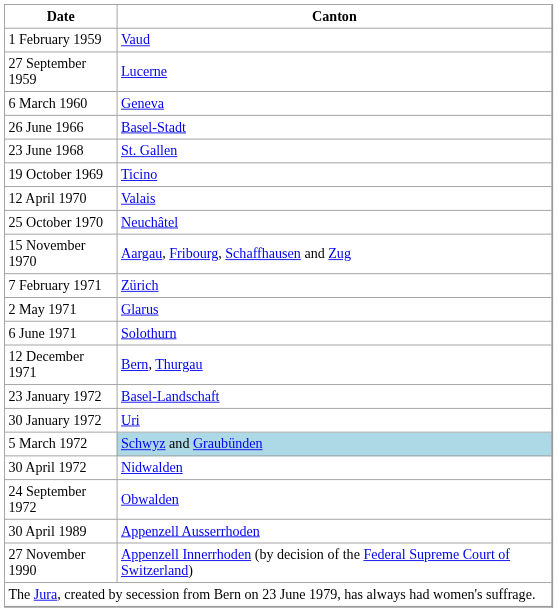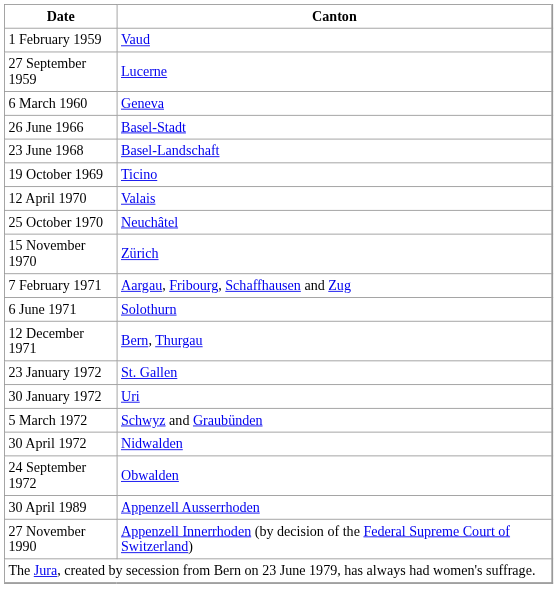(149, 151) St. Gallen -> (170, 151) Basel-Landschaft
(236, 253) Aargau, Fribourg, Schaffhausen and Zug -> (140, 253) Zürich
(140, 285) Zürich -> (236, 285) Aargau, Fribourg, Schaffhausen and Zug
- row: (42, 309)
(170, 396) Basel-Landschaft -> (149, 372) St. Gallen
(192, 444) lightblue background -> (192, 420) no background
